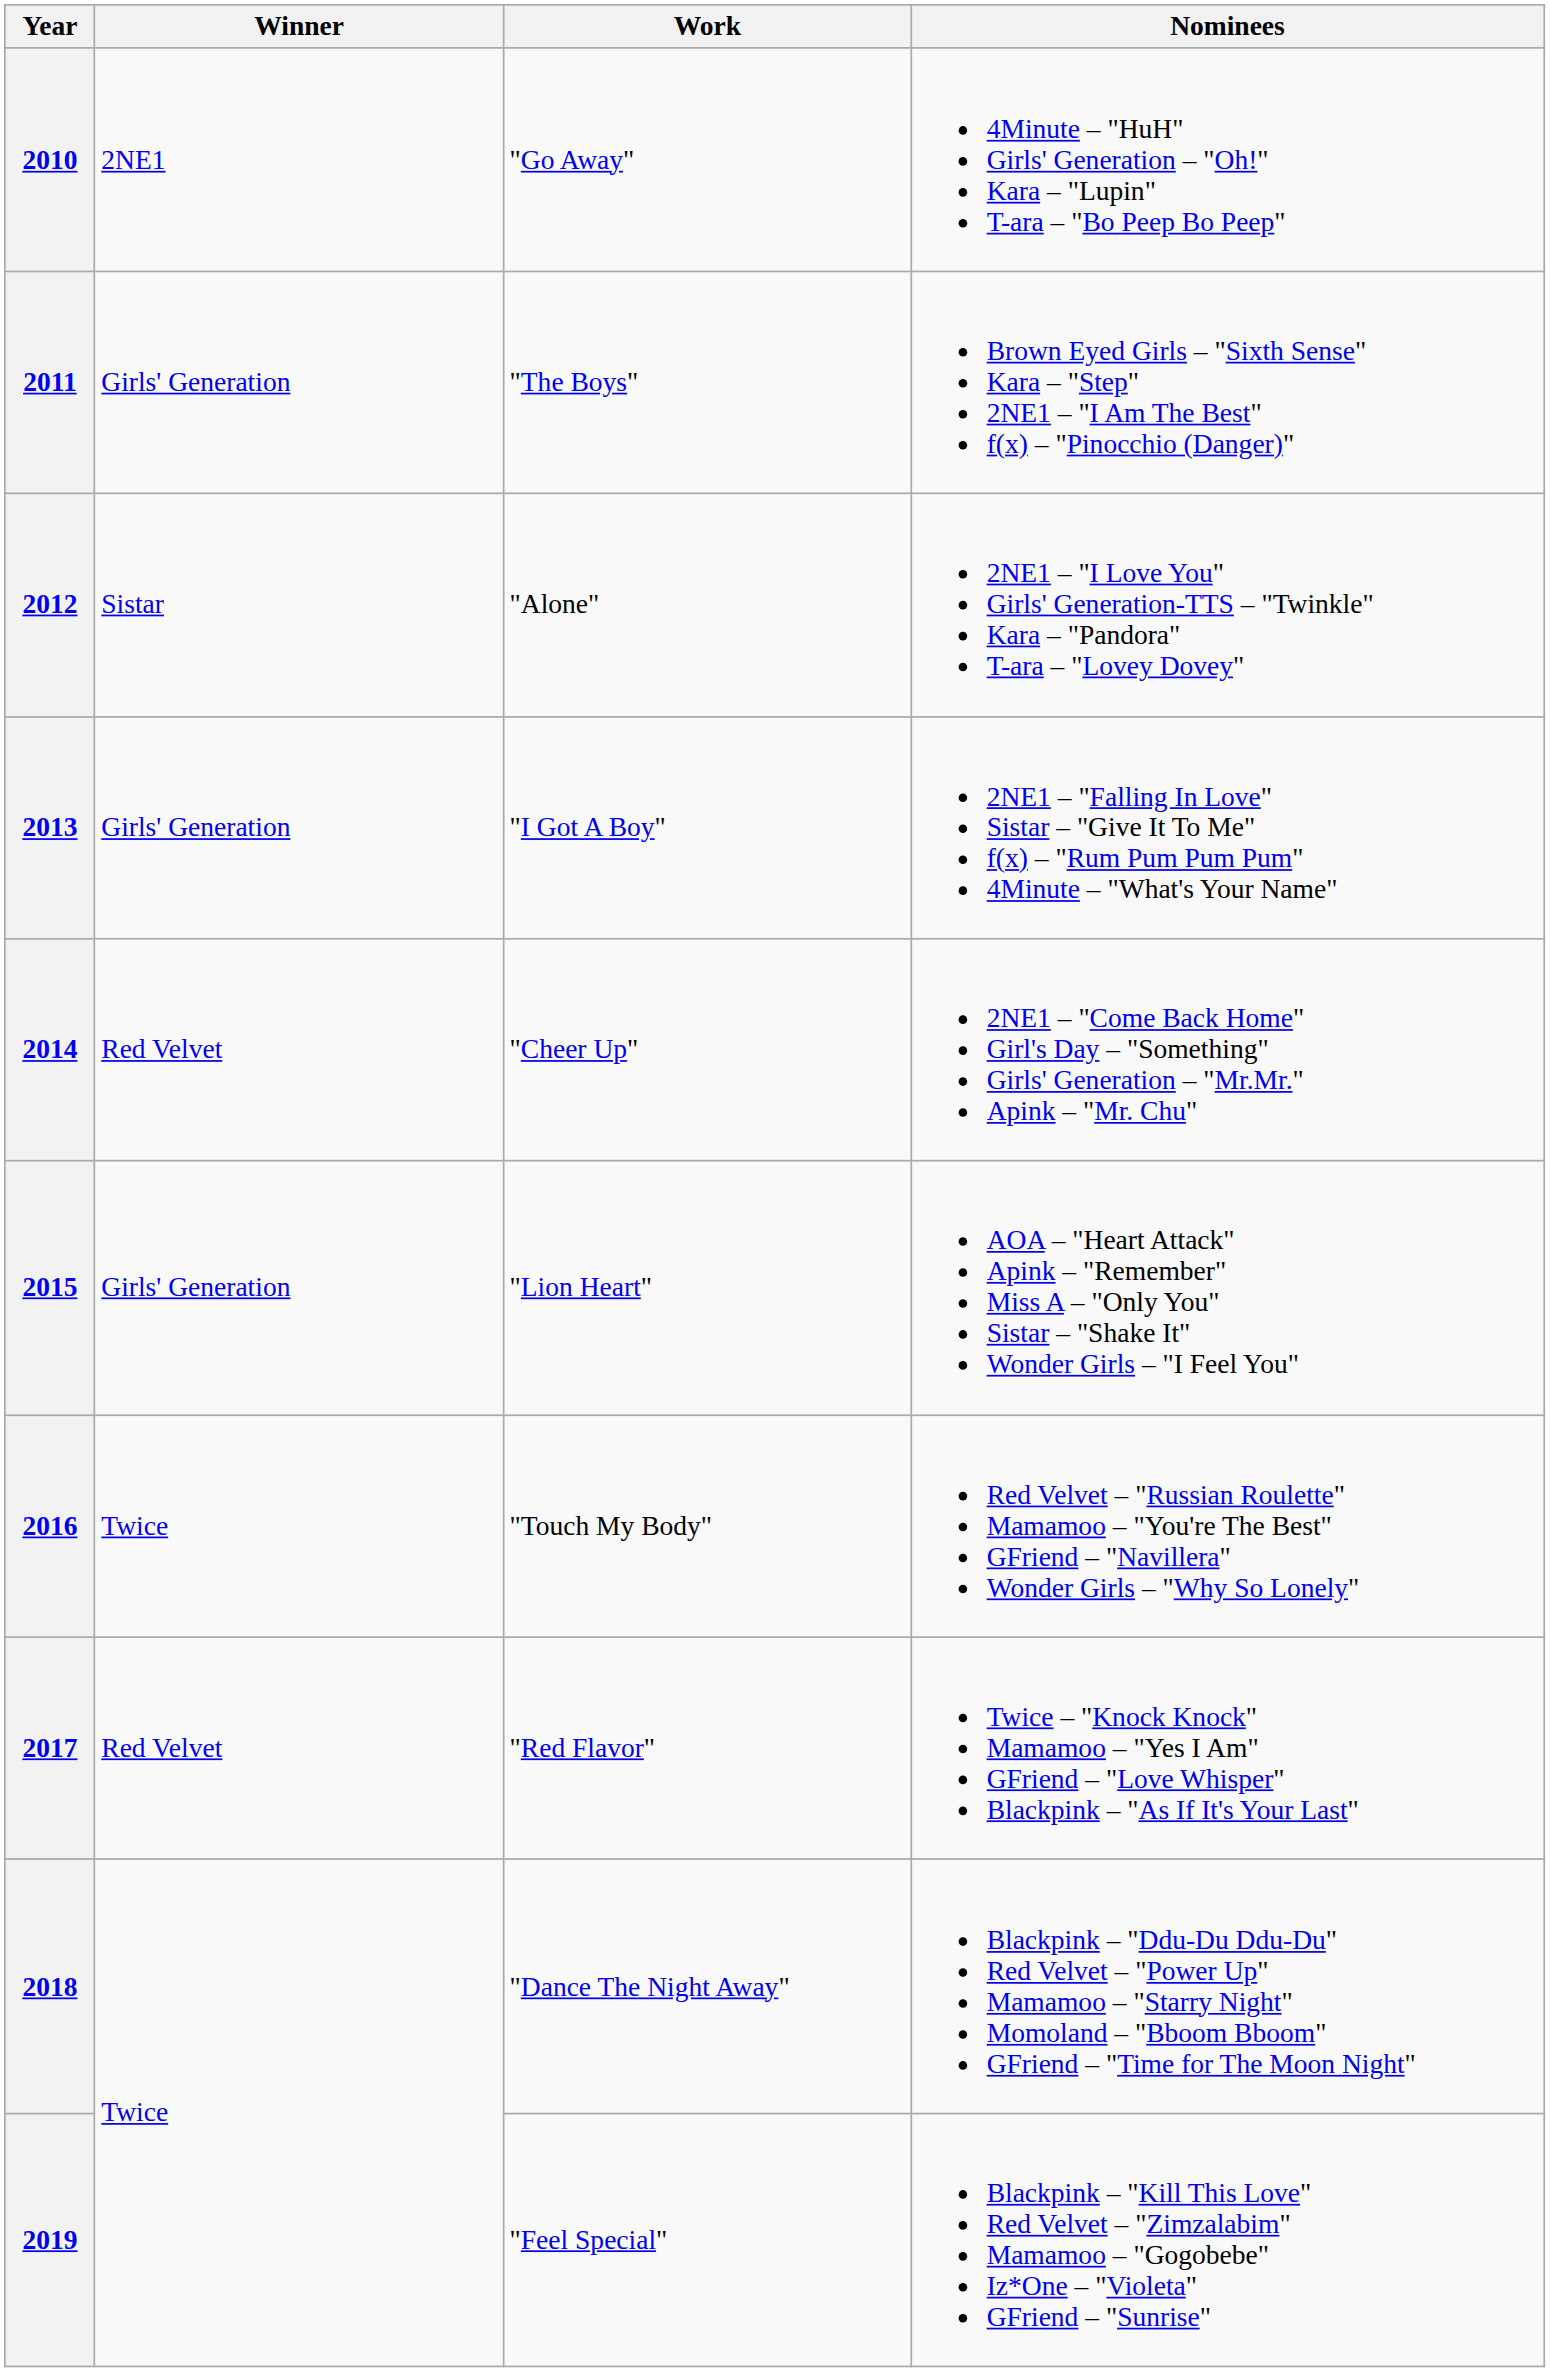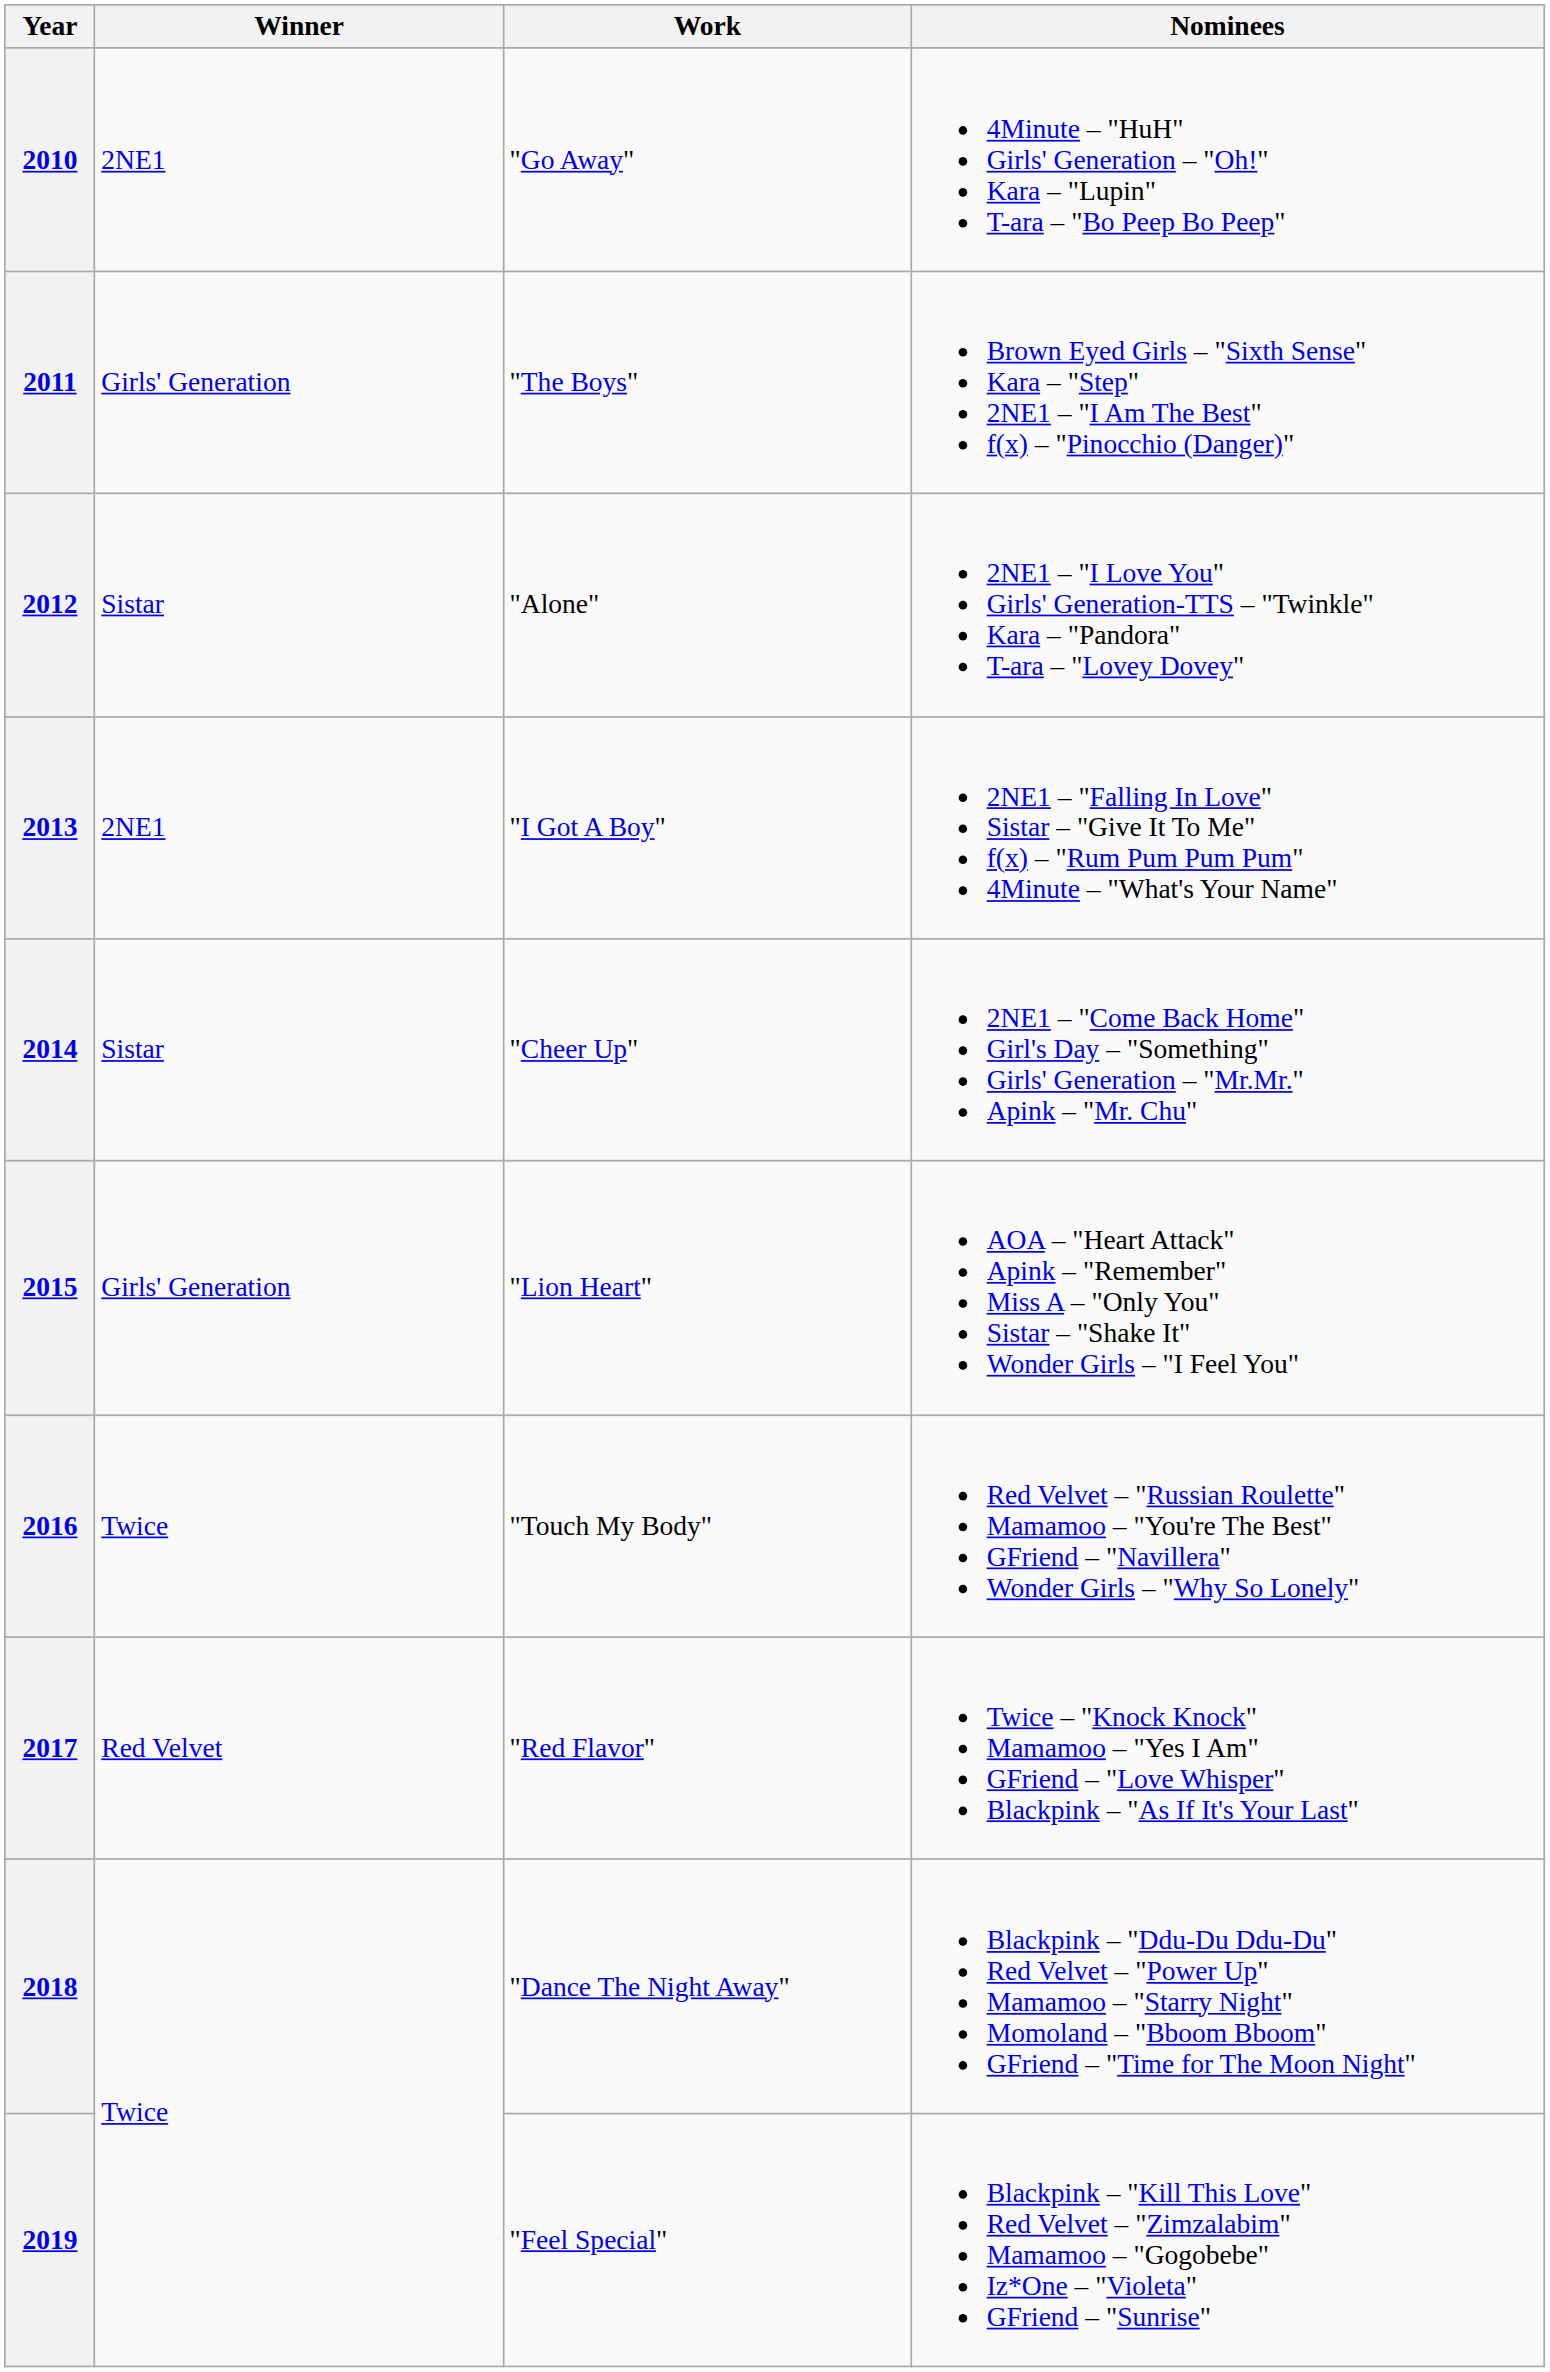(196, 826) Girls' Generation -> (133, 826) 2NE1
(162, 1049) Red Velvet -> (133, 1049) Sistar
